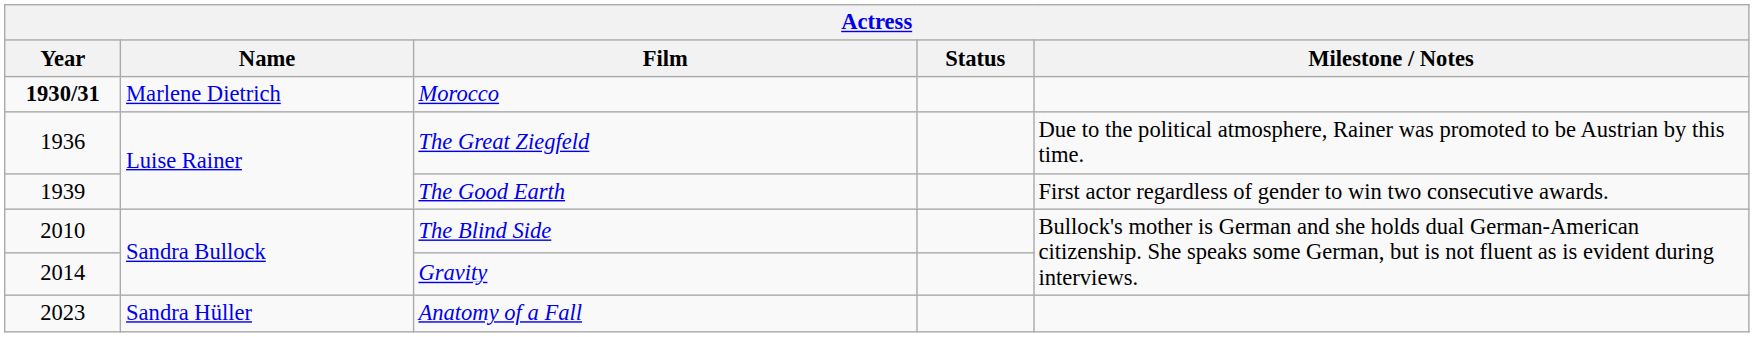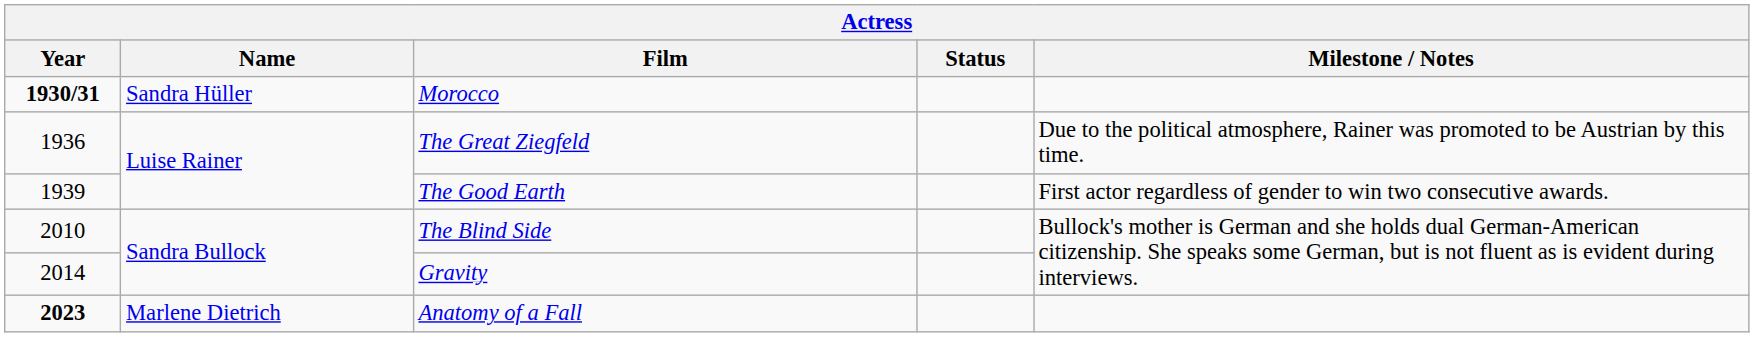(203, 93) Marlene Dietrich -> (189, 93) Sandra Hüller
(63, 313) normal -> (63, 313) bold
(189, 313) Sandra Hüller -> (203, 313) Marlene Dietrich
